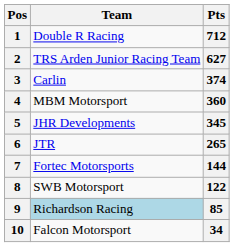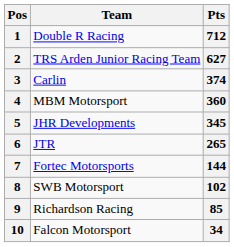(216, 187) 122 -> (216, 187) 102
(83, 208) lightblue background -> (83, 208) no background
